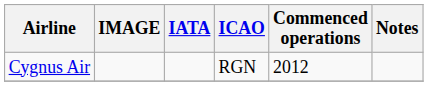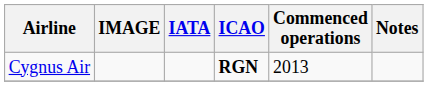(237, 66) normal -> (238, 66) bold
(291, 66) 2012 -> (291, 66) 2013
